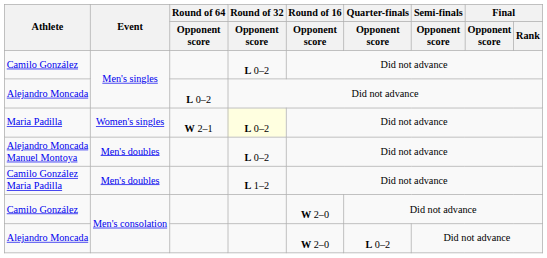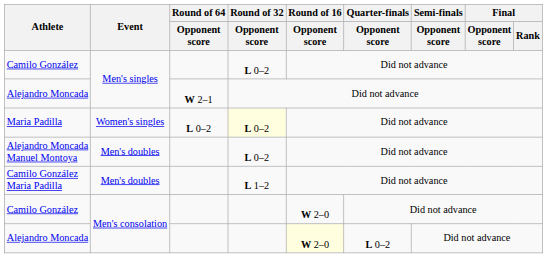(199, 100) L 0–2 -> (199, 100) W 2–1
(199, 129) W 2–1 -> (199, 129) L 0–2
(315, 244) no background -> (315, 244) lightyellow background
